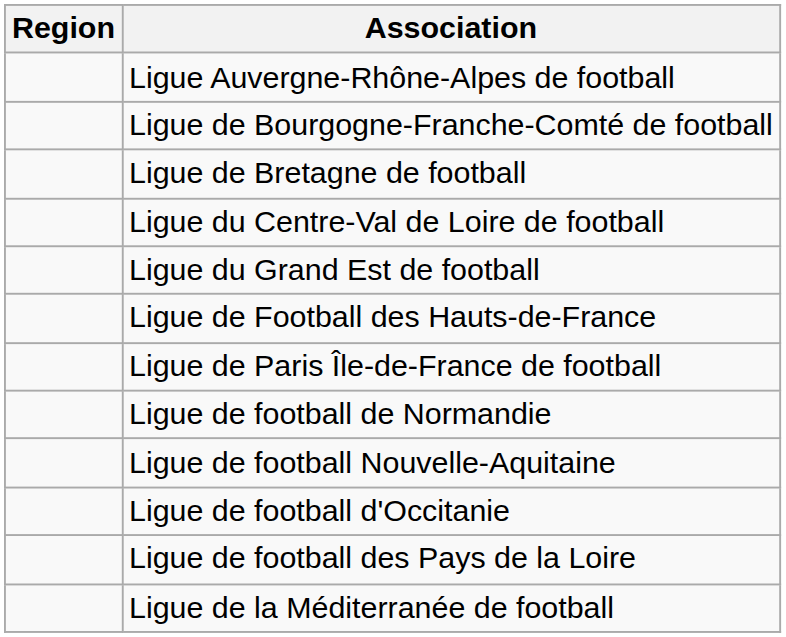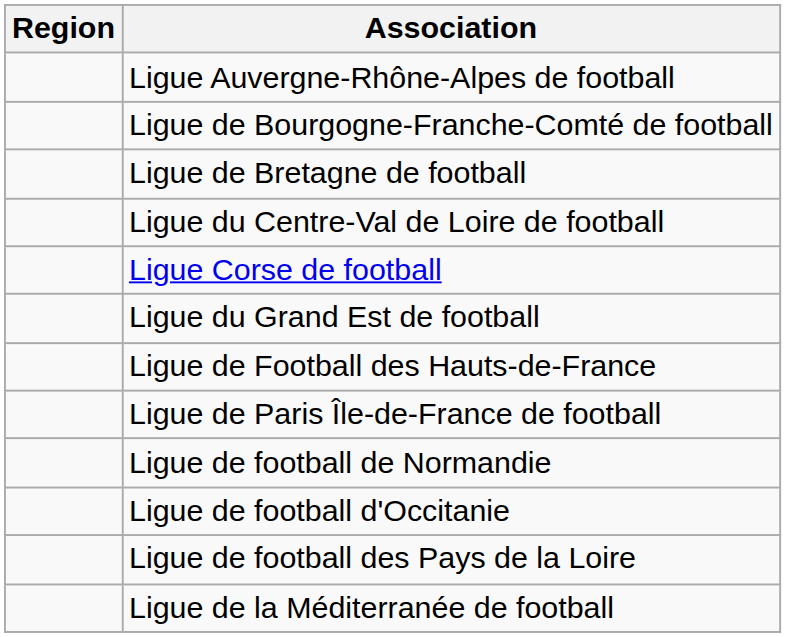+ row: (285, 269)
- row: (372, 462)
